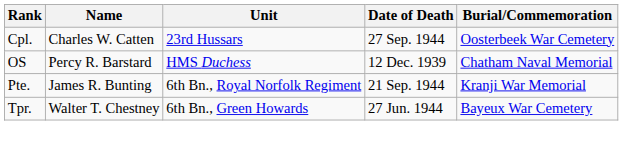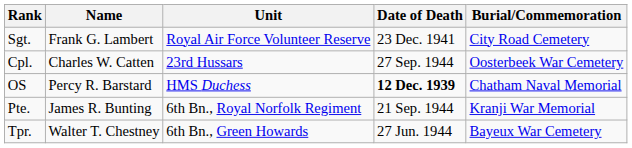+ row: (19, 39)
(407, 62) normal -> (416, 85) bold
